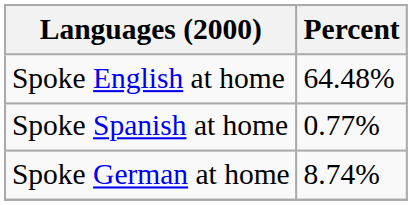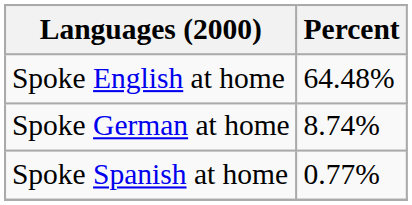rows swapped: (151, 175) <-> (150, 126)
